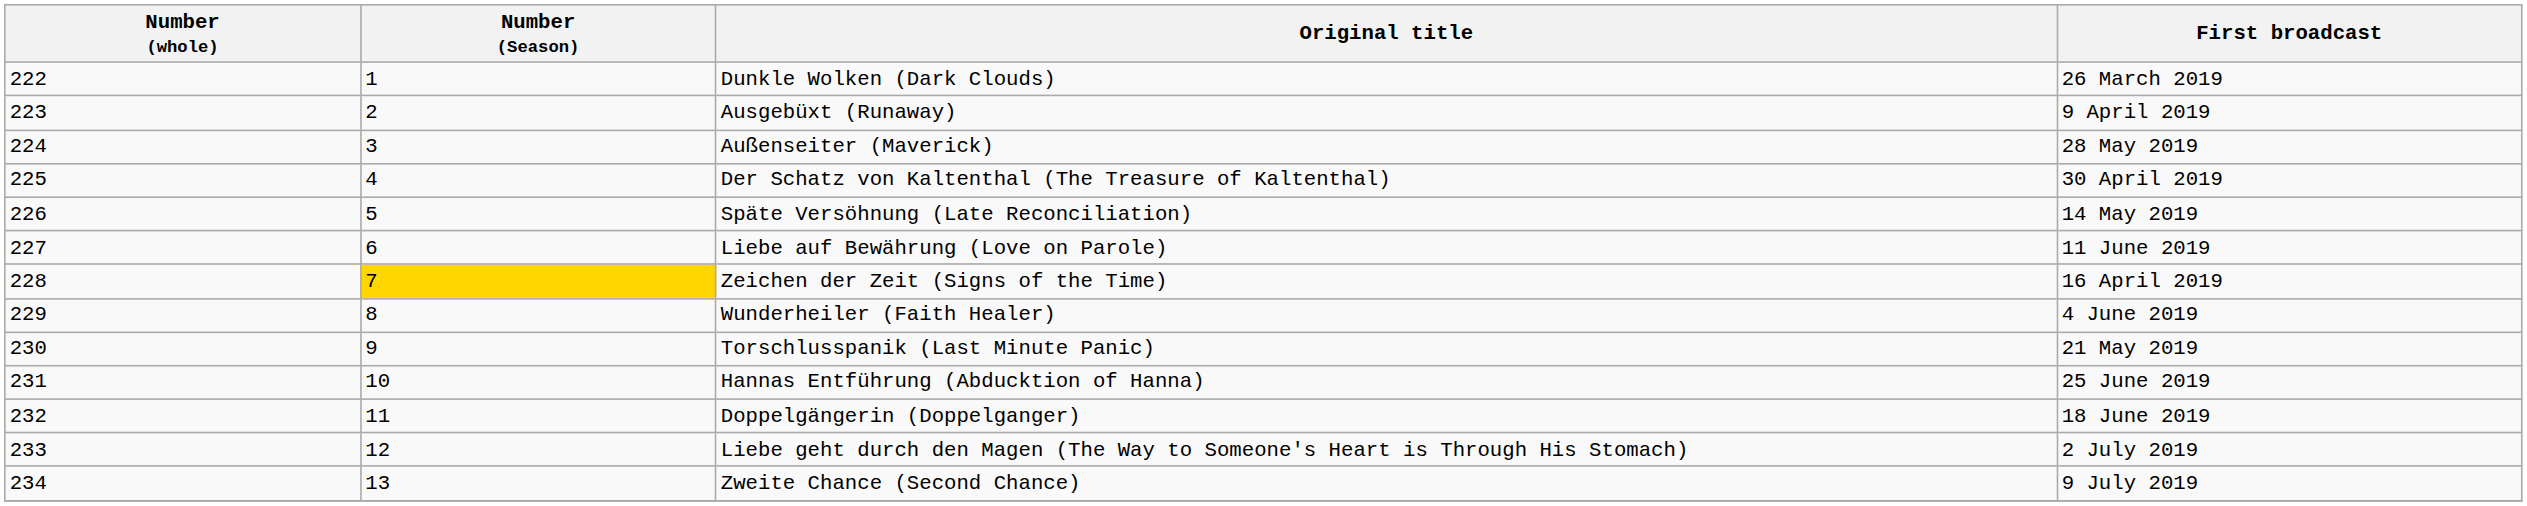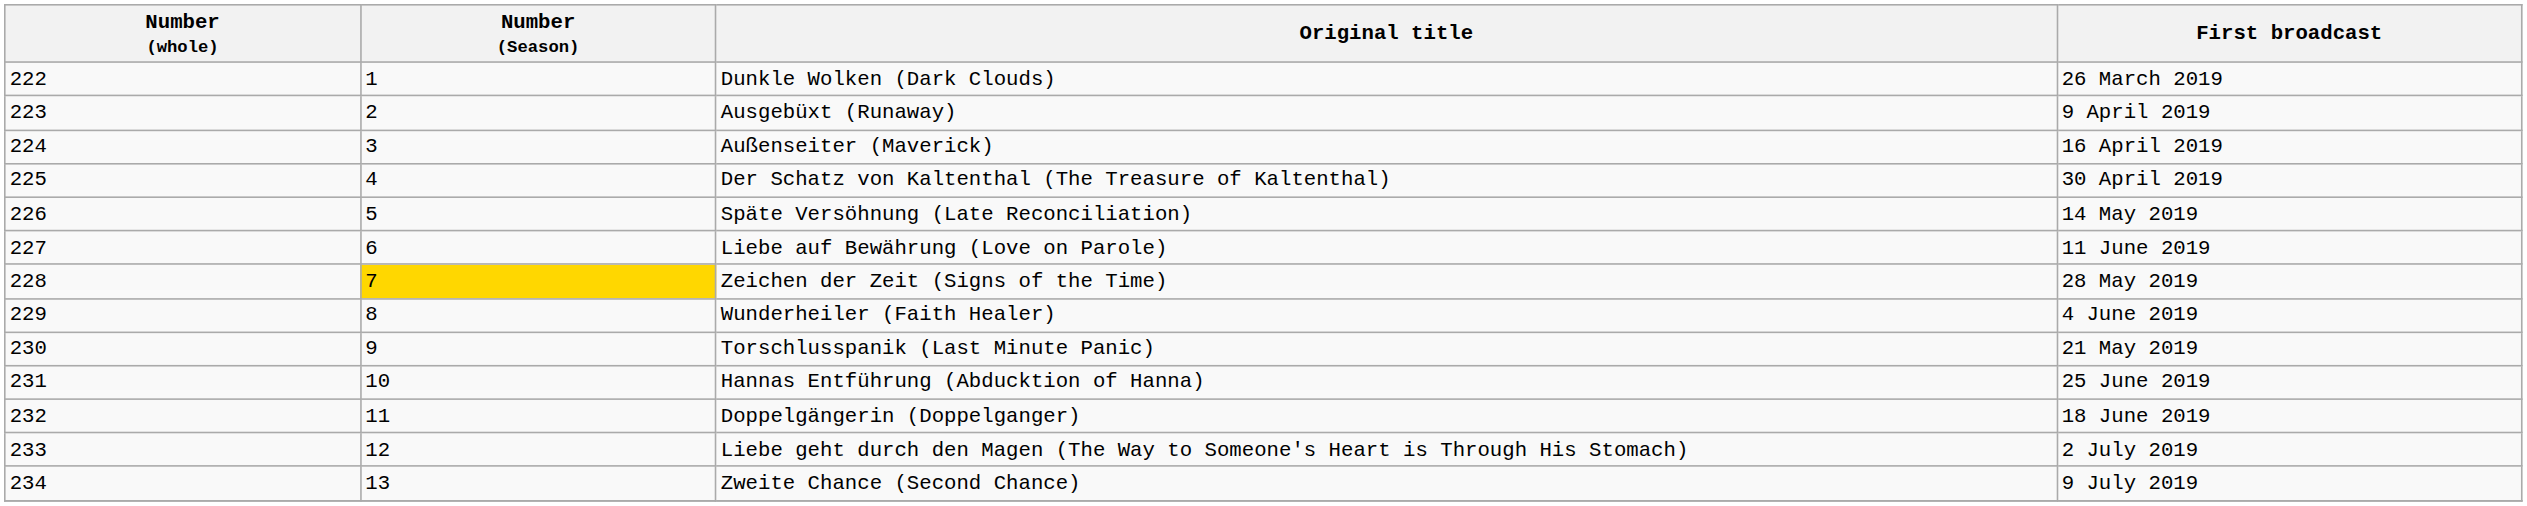(2130, 147) 28 May 2019 -> (2142, 147) 16 April 2019
(2142, 281) 16 April 2019 -> (2130, 281) 28 May 2019
